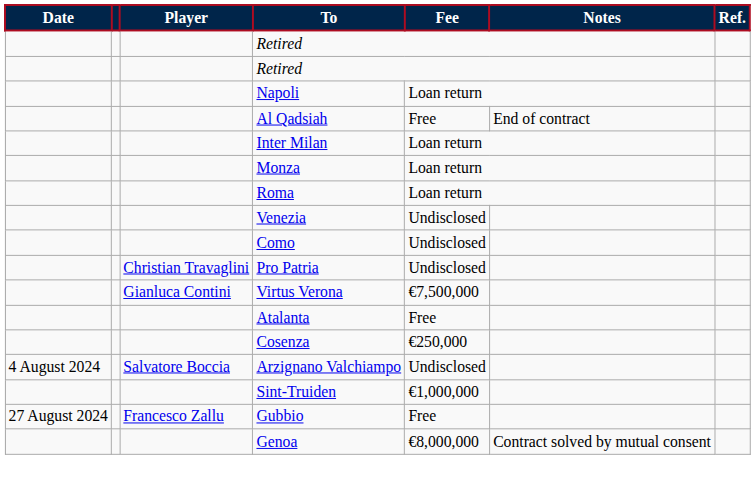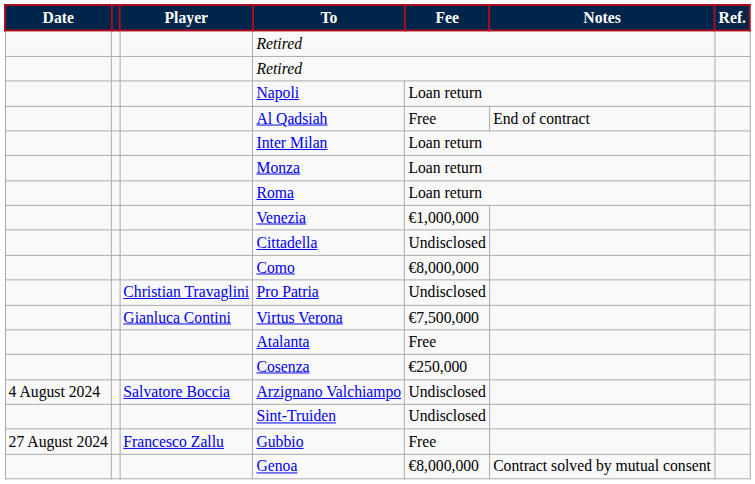(447, 217) Undisclosed -> (444, 217) €1,000,000
+ row: (186, 243)
(447, 242) Undisclosed -> (444, 267) €8,000,000
(444, 391) €1,000,000 -> (447, 416) Undisclosed
